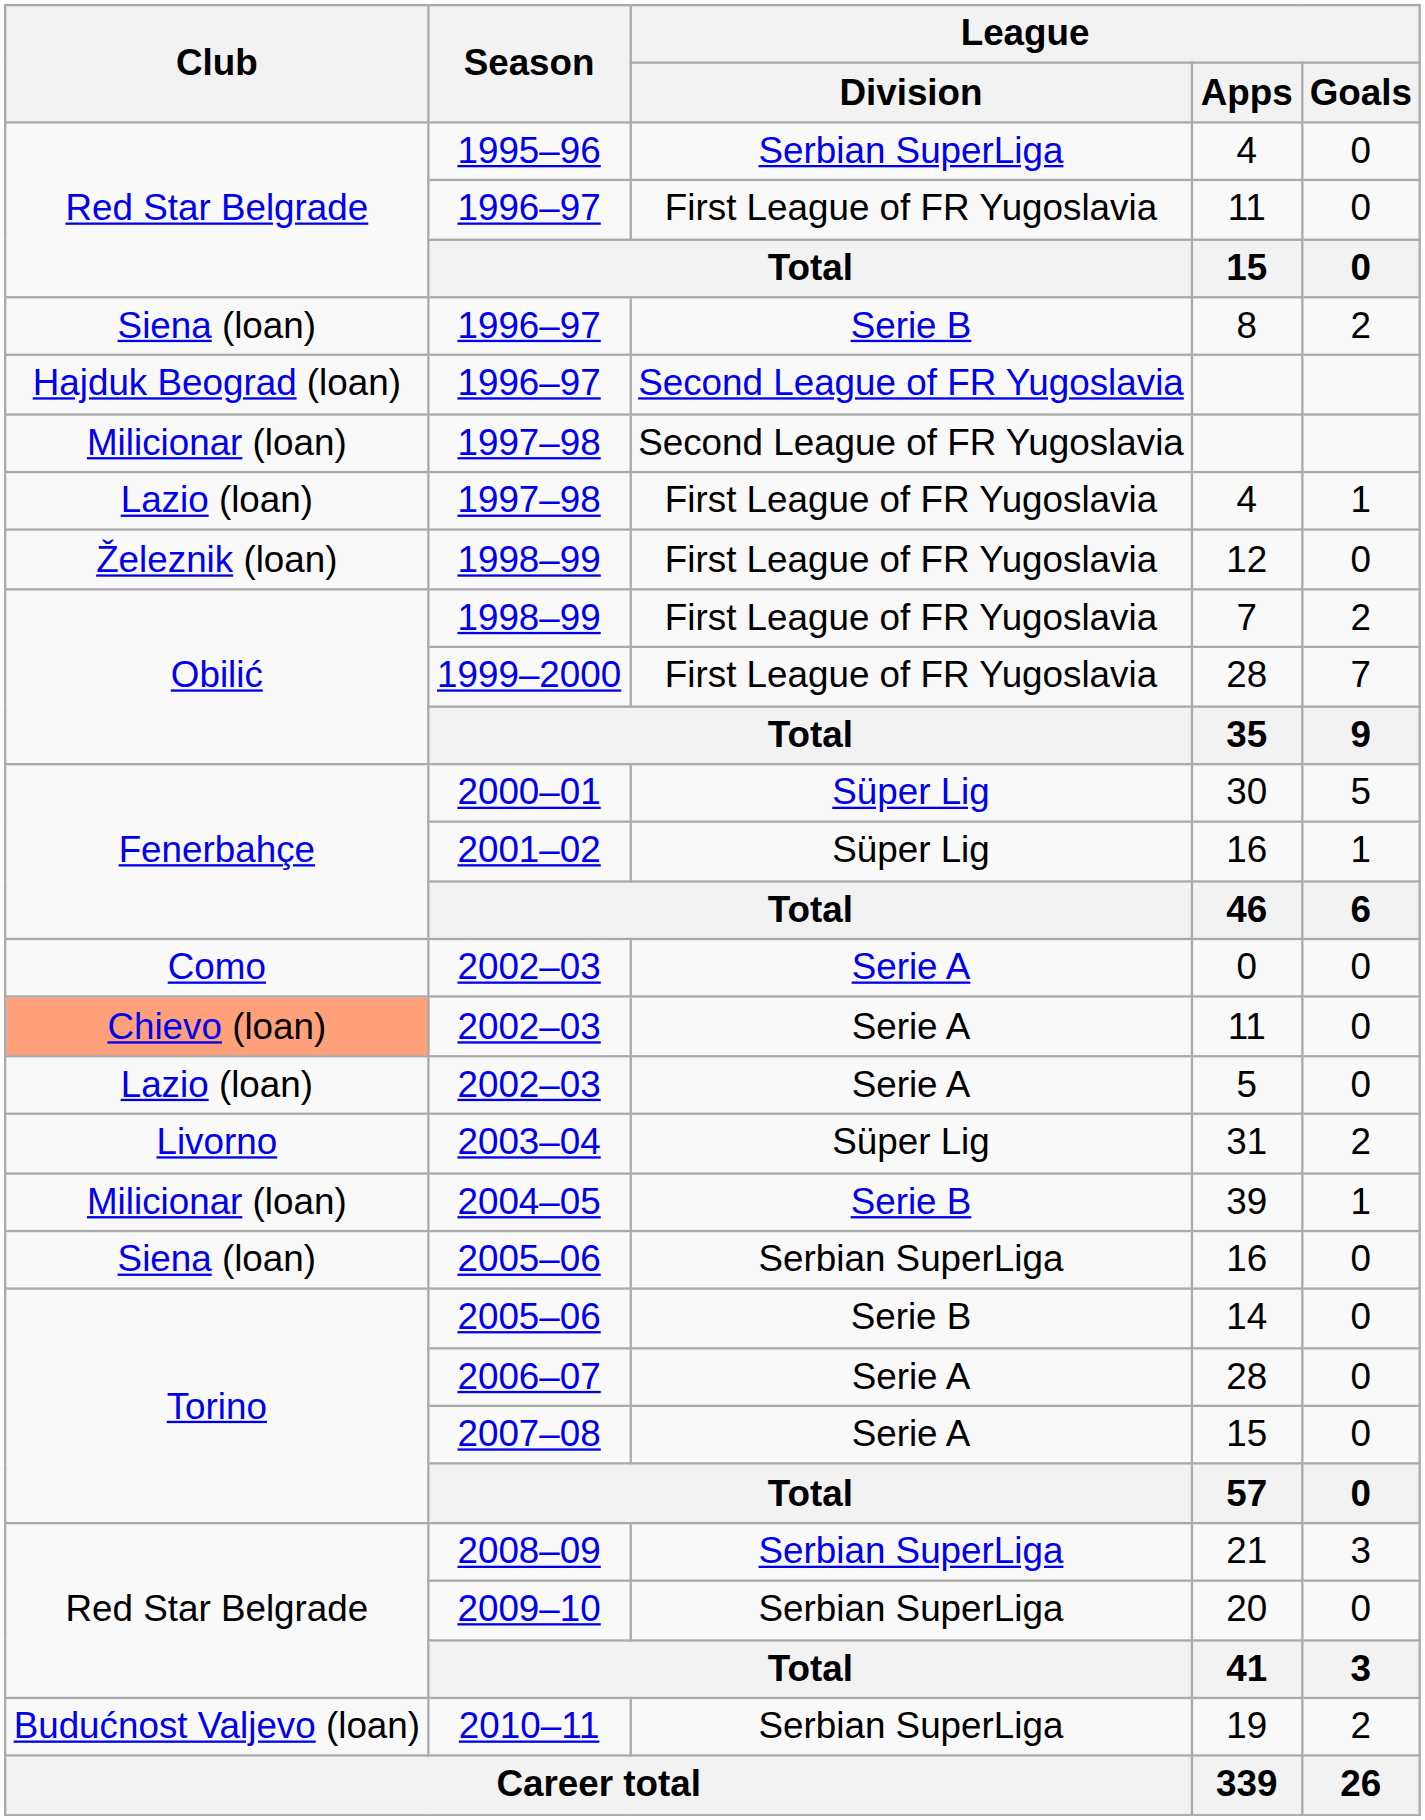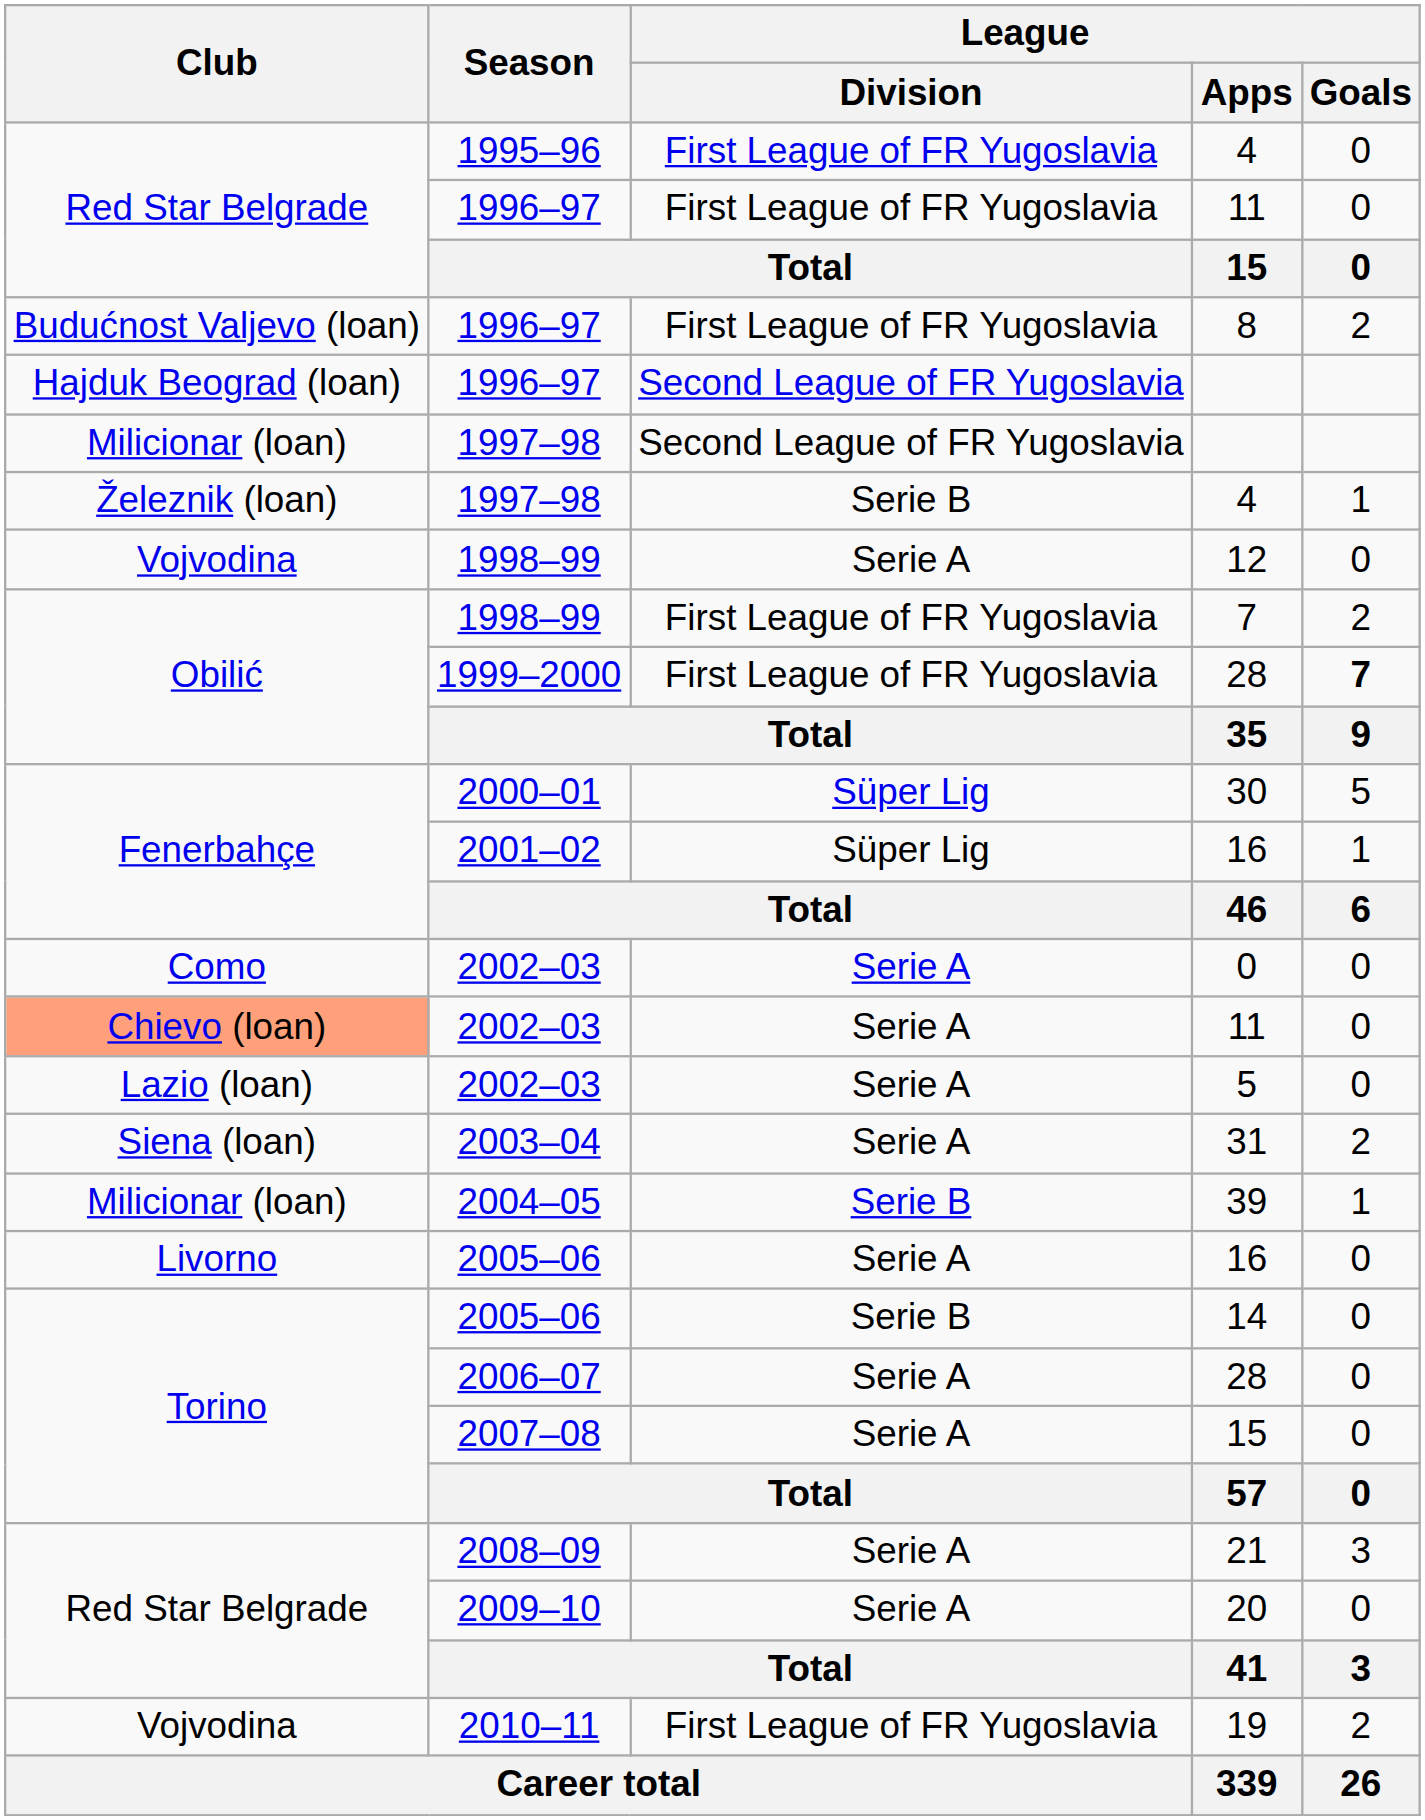(911, 150) Serbian SuperLiga -> (911, 150) First League of FR Yugoslavia
(217, 325) Siena (loan) -> (217, 325) Budućnost Valjevo (loan)
(911, 325) Serie B -> (911, 325) First League of FR Yugoslavia
(217, 500) Lazio (loan) -> (217, 500) Železnik (loan)
(911, 500) First League of FR Yugoslavia -> (911, 500) Serie B
(217, 558) Železnik (loan) -> (217, 558) Vojvodina
(911, 558) First League of FR Yugoslavia -> (911, 558) Serie A
(1361, 675) normal -> (1361, 675) bold
(217, 1142) Livorno -> (217, 1142) Siena (loan)
(911, 1142) Süper Lig -> (911, 1142) Serie A
(217, 1259) Siena (loan) -> (217, 1259) Livorno
(911, 1259) Serbian SuperLiga -> (911, 1259) Serie A
(911, 1551) Serbian SuperLiga -> (911, 1551) Serie A
(911, 1609) Serbian SuperLiga -> (911, 1609) Serie A
(217, 1726) Budućnost Valjevo (loan) -> (217, 1726) Vojvodina
(911, 1726) Serbian SuperLiga -> (911, 1726) First League of FR Yugoslavia
